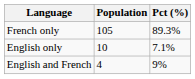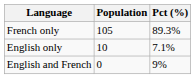(99, 64) 4 -> (99, 64) 0
